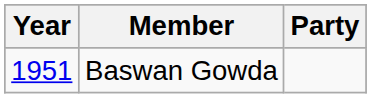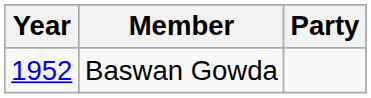(42, 69) 1951 -> (42, 69) 1952
